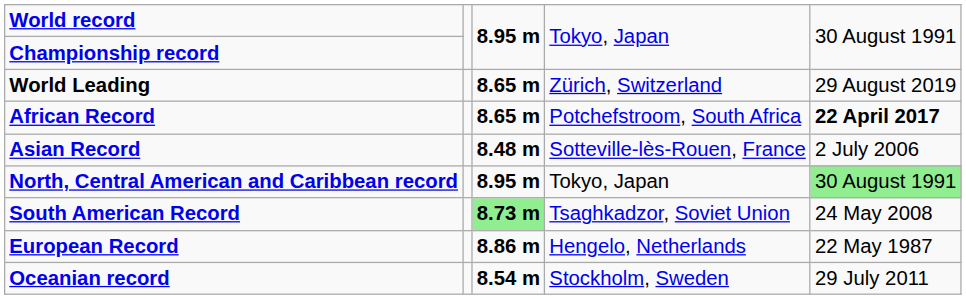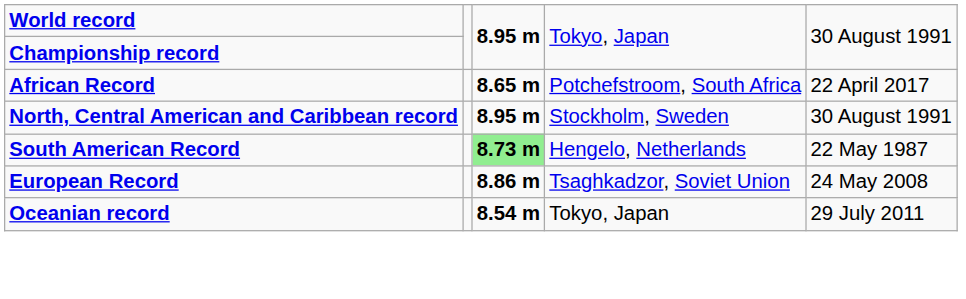- row: (80, 85)
(877, 117) bold -> (870, 85) normal
- row: (75, 149)
(609, 181) Tokyo, Japan -> (639, 117) Stockholm, Sweden
(886, 181) lightgreen background -> (881, 117) no background
(670, 213) Tsaghkadzor, Soviet Union -> (648, 149) Hengelo, Netherlands
(874, 213) 24 May 2008 -> (869, 149) 22 May 1987
(648, 246) Hengelo, Netherlands -> (670, 181) Tsaghkadzor, Soviet Union
(874, 246) 22 May 1987 -> (869, 181) 24 May 2008
(639, 278) Stockholm, Sweden -> (609, 213) Tokyo, Japan
